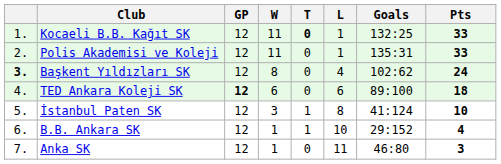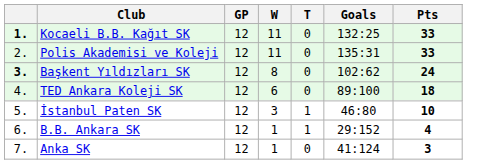- column: (340, 14)
(21, 33) normal -> (21, 33) bold
(307, 33) bold -> (307, 33) normal
(241, 91) bold -> (241, 91) normal
(391, 110) 41:124 -> (358, 110) 46:80
(391, 149) 46:80 -> (358, 149) 41:124
